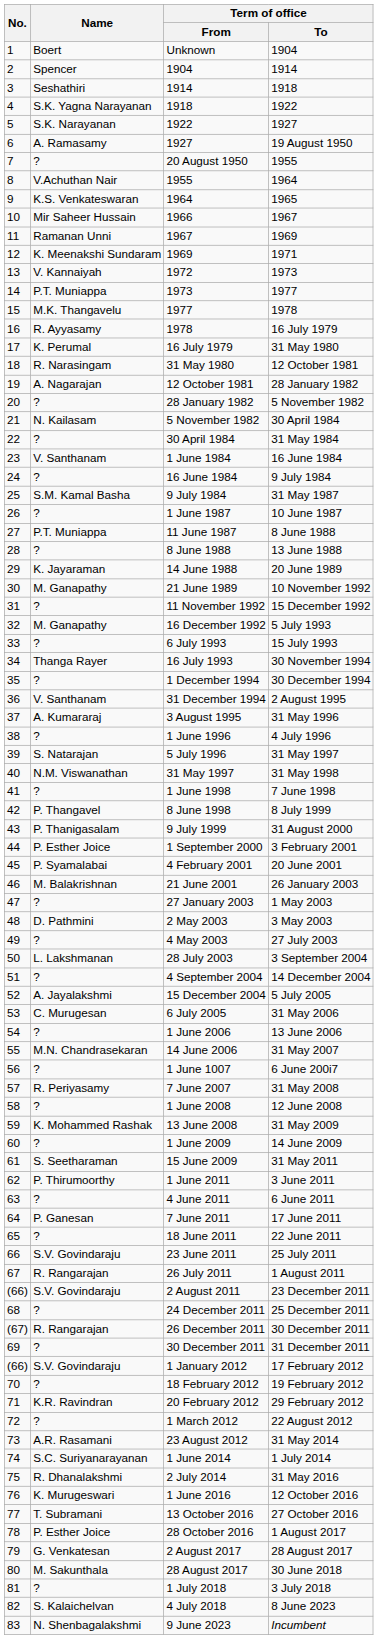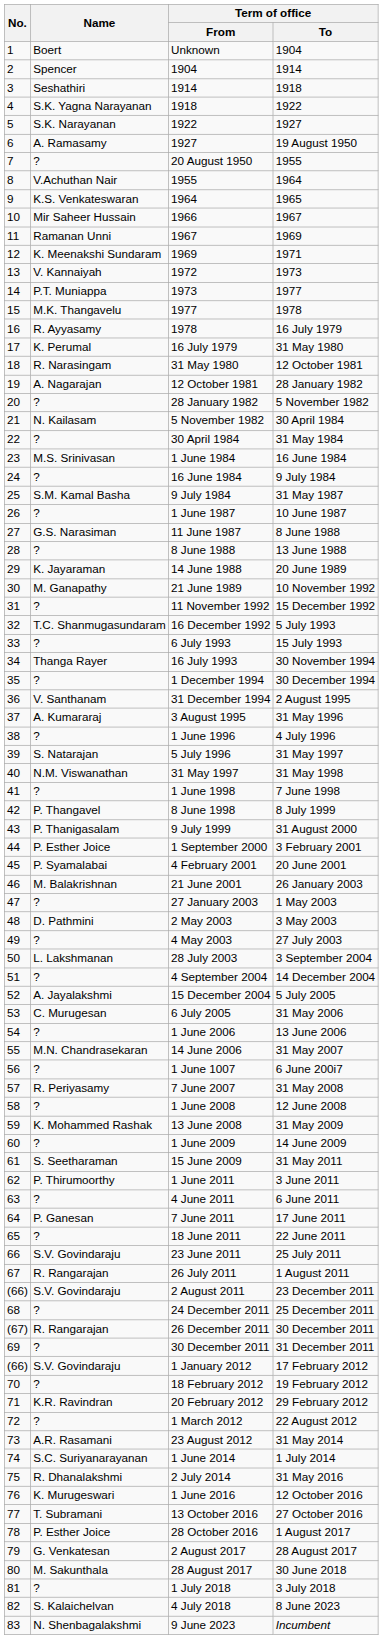(70, 458) V. Santhanam -> (74, 458) M.S. Srinivasan
(70, 532) P.T. Muniappa -> (75, 532) G.S. Narasiman
(70, 625) M. Ganapathy -> (99, 625) T.C. Shanmugasundaram
